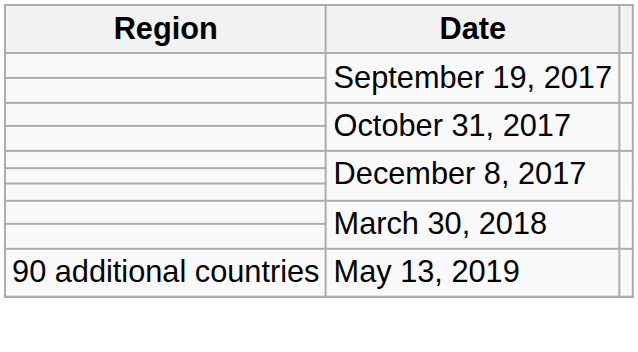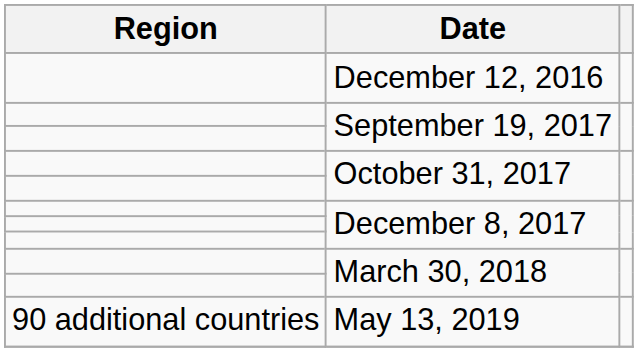+ row: (166, 78)
